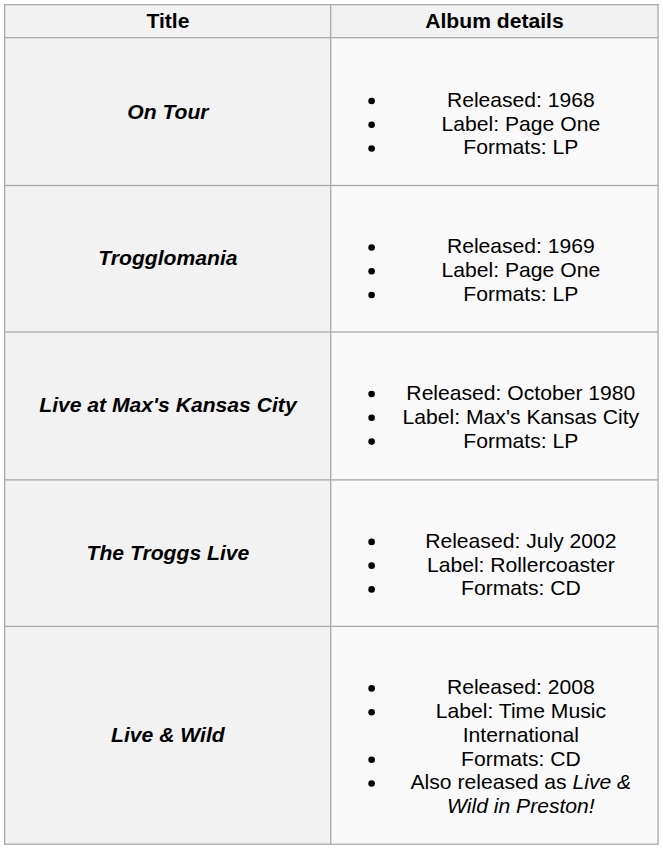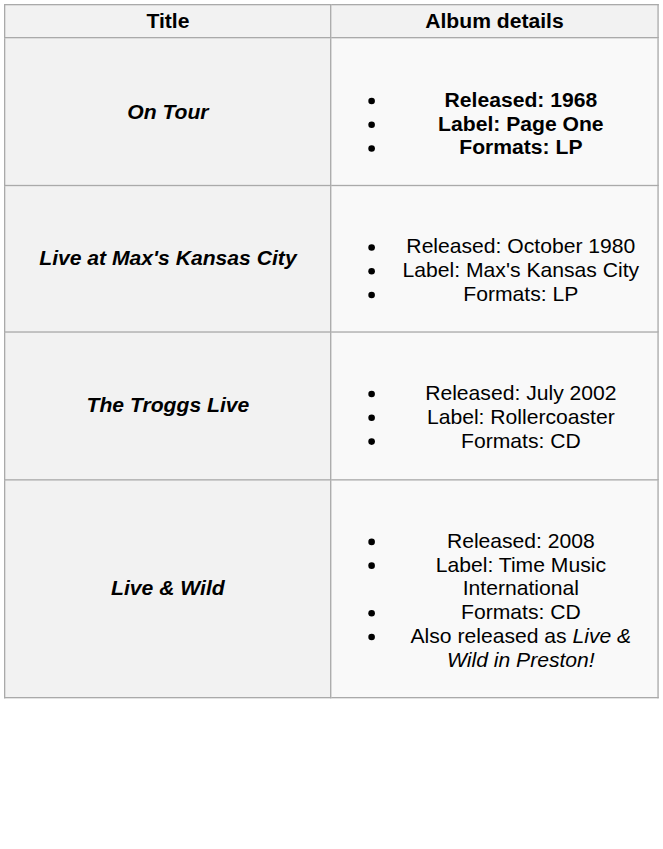(494, 124) normal -> (494, 124) bold
- row: (168, 258)
